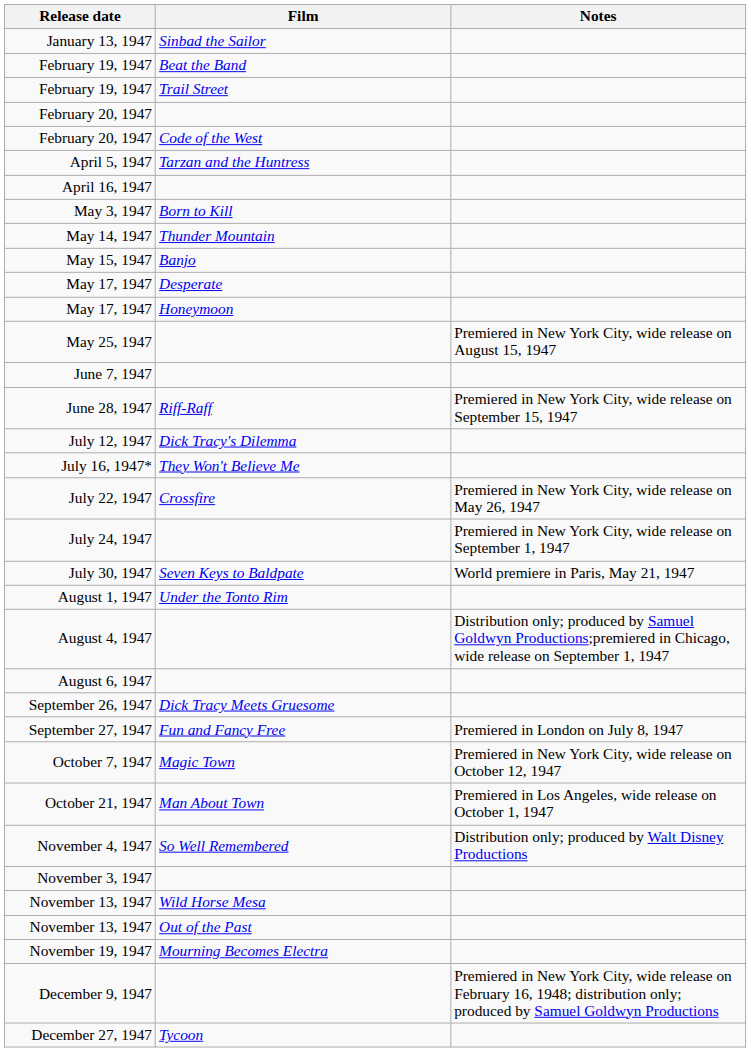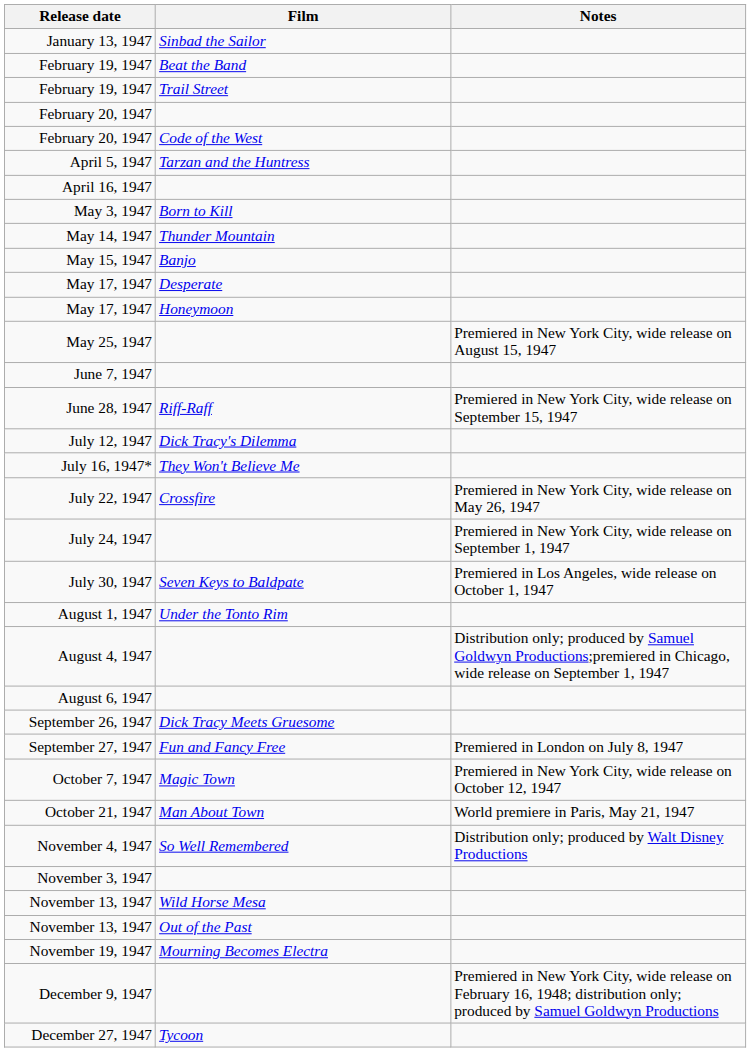(574, 572) World premiere in Paris, May 21, 1947 -> (585, 581) Premiered in Los Angeles, wide release on October 1, 1947
(585, 804) Premiered in Los Angeles, wide release on October 1, 1947 -> (574, 812) World premiere in Paris, May 21, 1947
